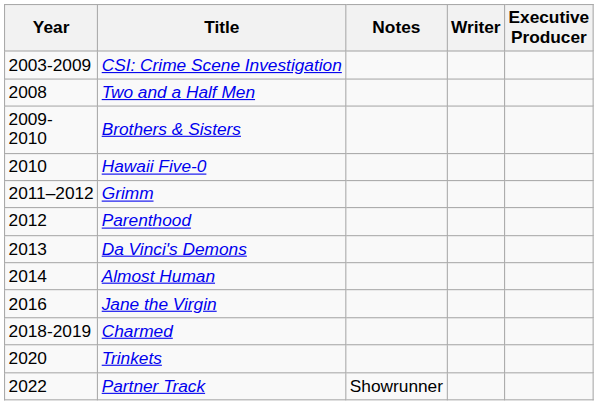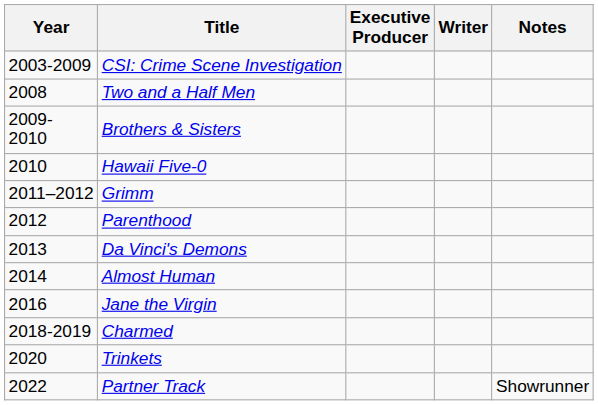columns swapped: (549, 27) <-> (396, 27)
